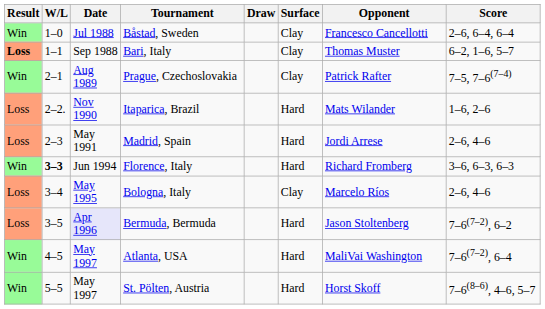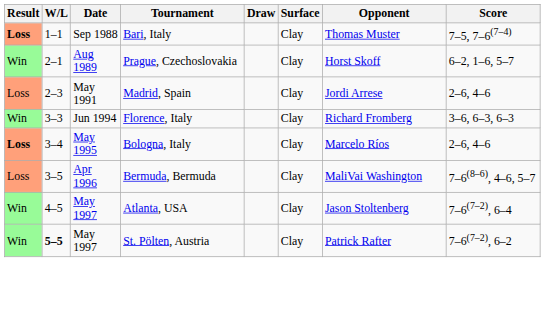- row: (161, 32)
(481, 51) 6–2, 1–6, 5–7 -> (480, 34) 7–5, 7–6(7–4)
(358, 76) Patrick Rafter -> (353, 61) Horst Skoff
(480, 76) 7–5, 7–6(7–4) -> (481, 61) 6–2, 1–6, 5–7
- row: (161, 108)
(293, 141) Hard -> (292, 93) Clay
(54, 166) bold -> (54, 118) normal
(293, 166) Hard -> (292, 118) Clay
(18, 191) normal -> (19, 144) bold
(85, 224) lavender background -> (85, 176) no background
(293, 224) Hard -> (292, 176) Clay
(367, 224) Jason Stoltenberg -> (374, 176) MaliVai Washington
(480, 224) 7–6(7–2), 6–2 -> (492, 176) 7–6(8–6), 4–6, 5–7
(293, 256) Hard -> (292, 208) Clay
(374, 256) MaliVai Washington -> (367, 208) Jason Stoltenberg
(54, 288) normal -> (54, 240) bold
(293, 288) Hard -> (292, 240) Clay
(353, 288) Horst Skoff -> (358, 240) Patrick Rafter
(492, 288) 7–6(8–6), 4–6, 5–7 -> (480, 240) 7–6(7–2), 6–2
